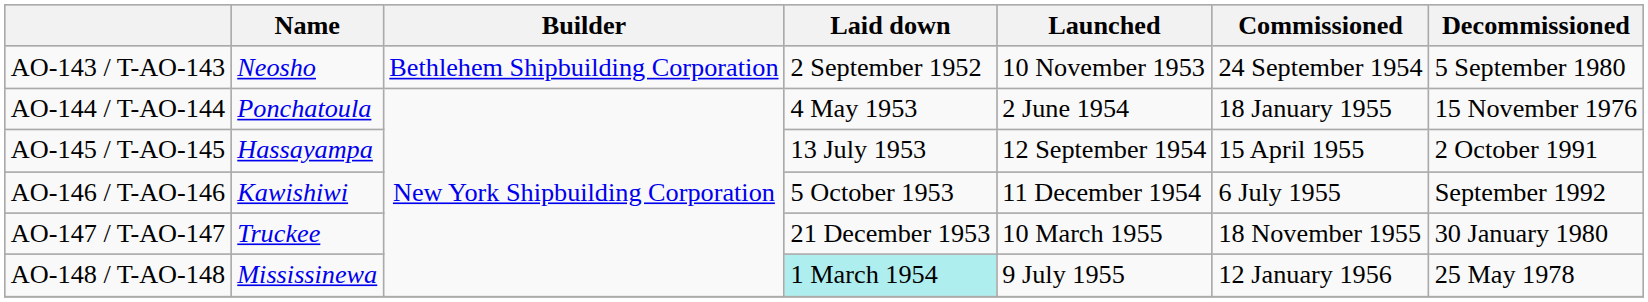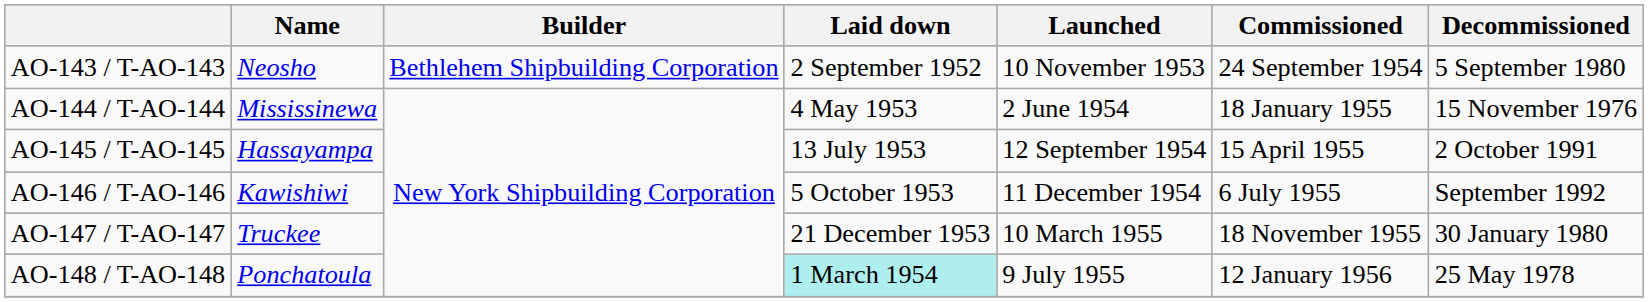(304, 108) Ponchatoula -> (307, 108) Mississinewa
(307, 274) Mississinewa -> (304, 274) Ponchatoula
